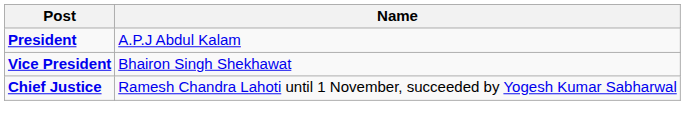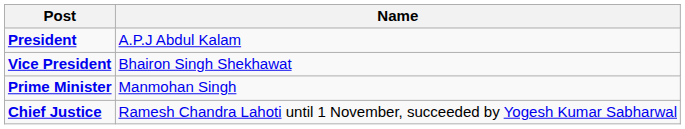+ row: (60, 87)
